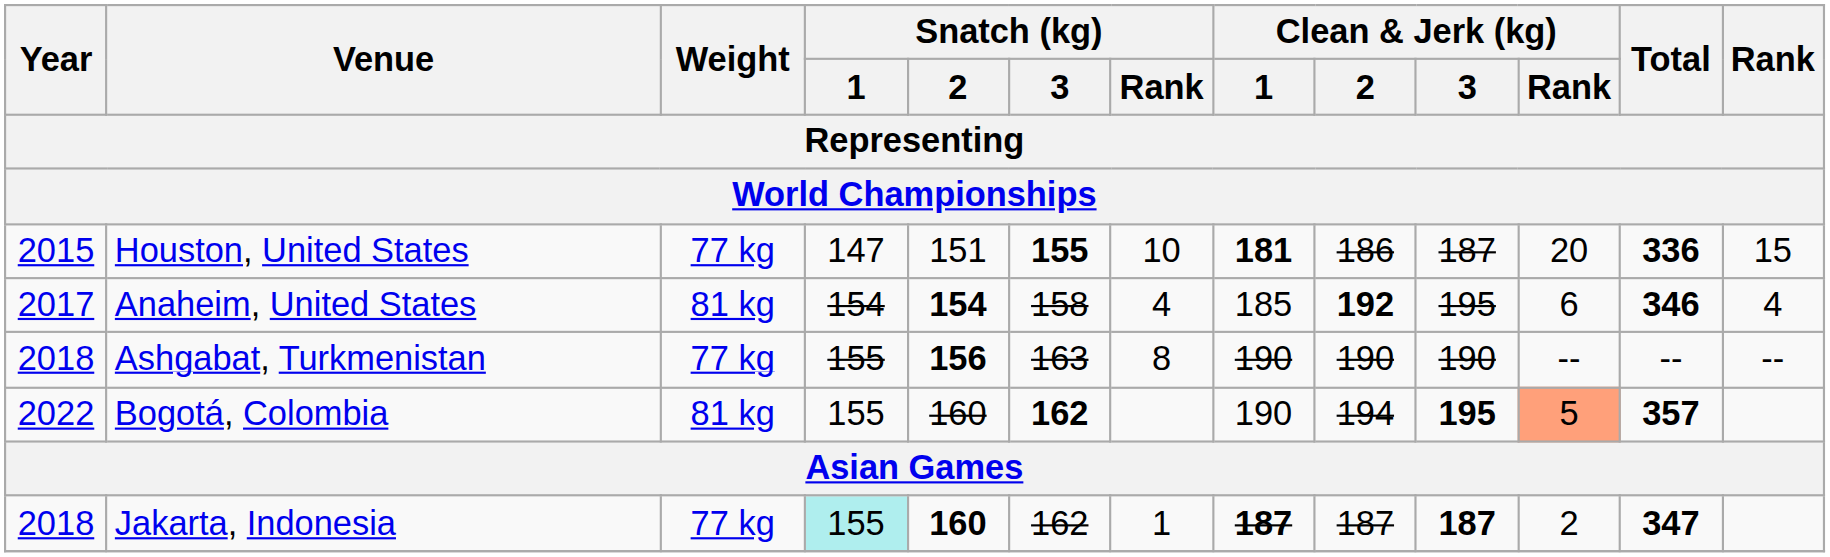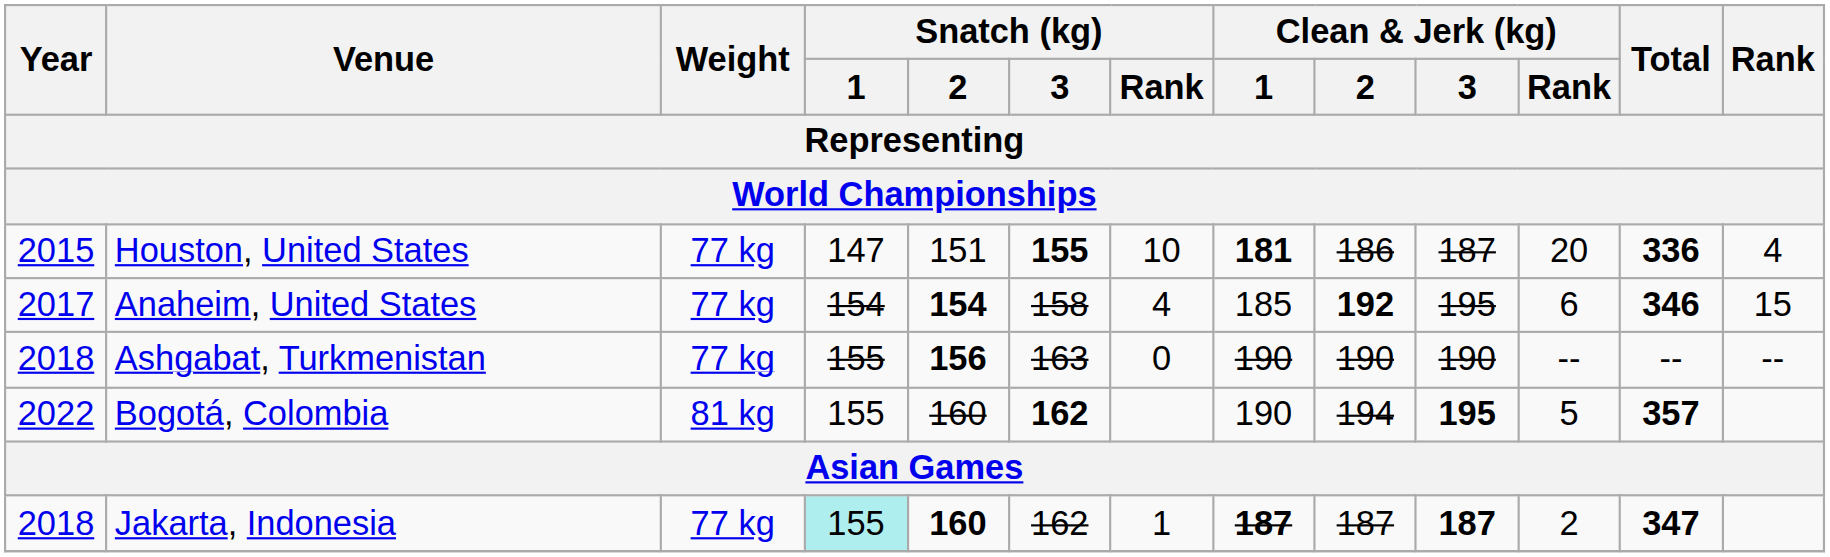(1773, 250) 15 -> (1773, 250) 4
(733, 304) 81 kg -> (733, 304) 77 kg
(1773, 304) 4 -> (1773, 304) 15
(1162, 359) 8 -> (1162, 359) 0
(1569, 413) lightsalmon background -> (1569, 413) no background
